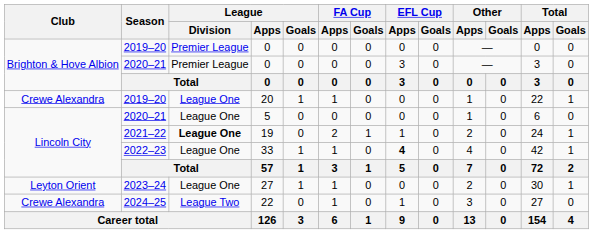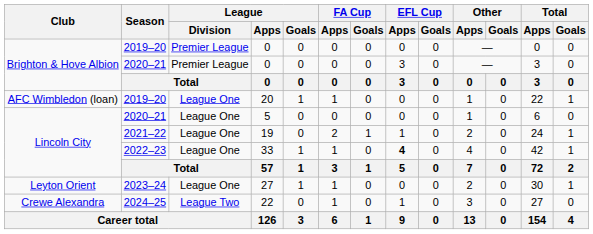(63, 99) Crewe Alexandra -> (63, 99) AFC Wimbledon (loan)
(210, 133) bold -> (210, 133) normal
